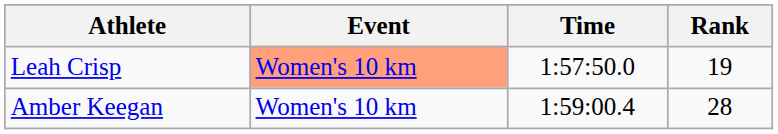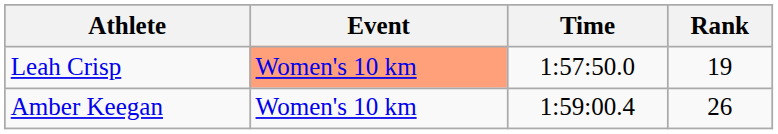(720, 108) 28 -> (720, 108) 26
